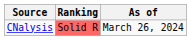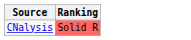- column: (143, 12)
